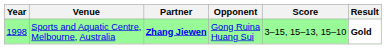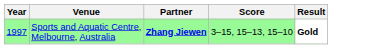- column: (235, 12)
(17, 32) 1998 -> (17, 32) 1997
